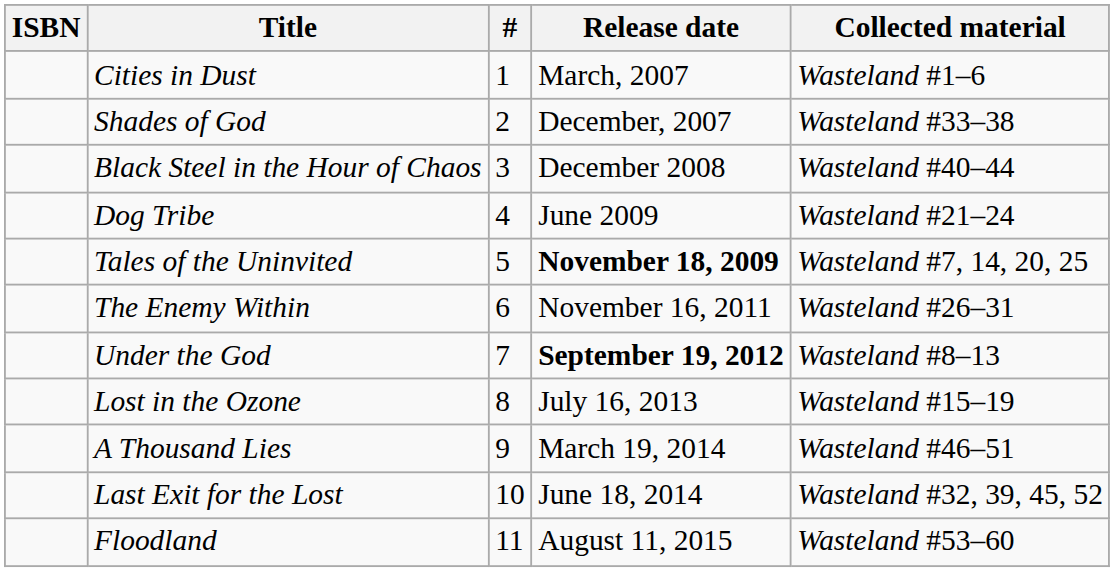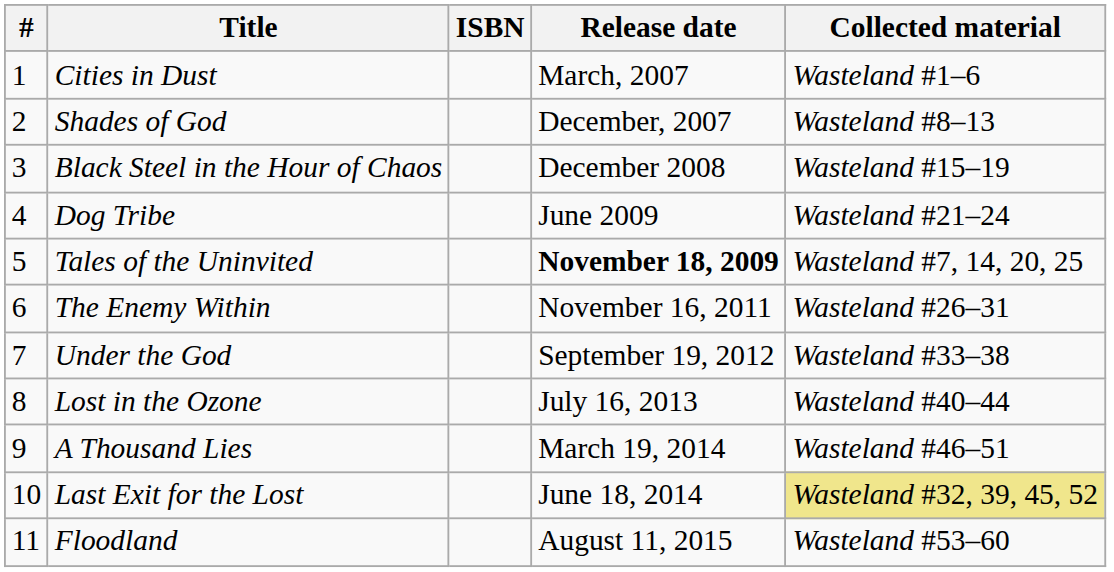columns swapped: (510, 27) <-> (46, 27)
(906, 121) Wasteland #33–38 -> (894, 121) Wasteland #8–13
(906, 167) Wasteland #40–44 -> (901, 167) Wasteland #15–19
(661, 354) bold -> (656, 354) normal
(899, 354) Wasteland #8–13 -> (901, 354) Wasteland #33–38
(906, 401) Wasteland #15–19 -> (901, 401) Wasteland #40–44
(950, 494) no background -> (945, 494) khaki background
